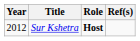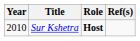(17, 28) 2012 -> (17, 28) 2010
